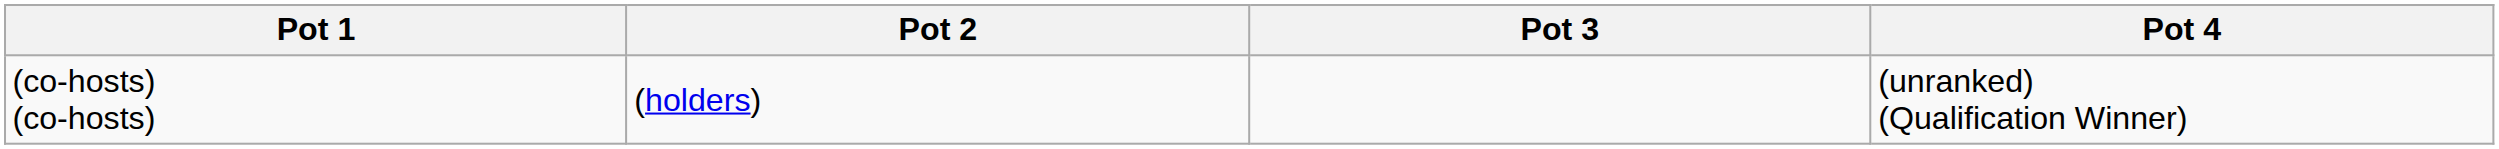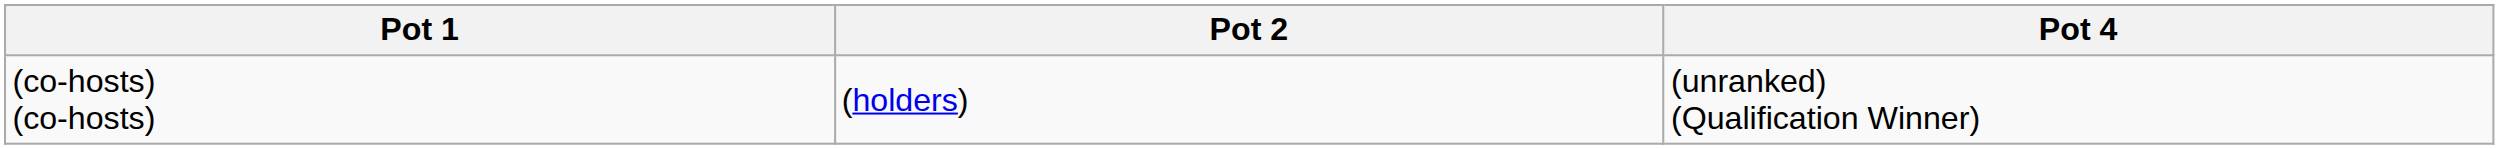- column: (1560, 30)
